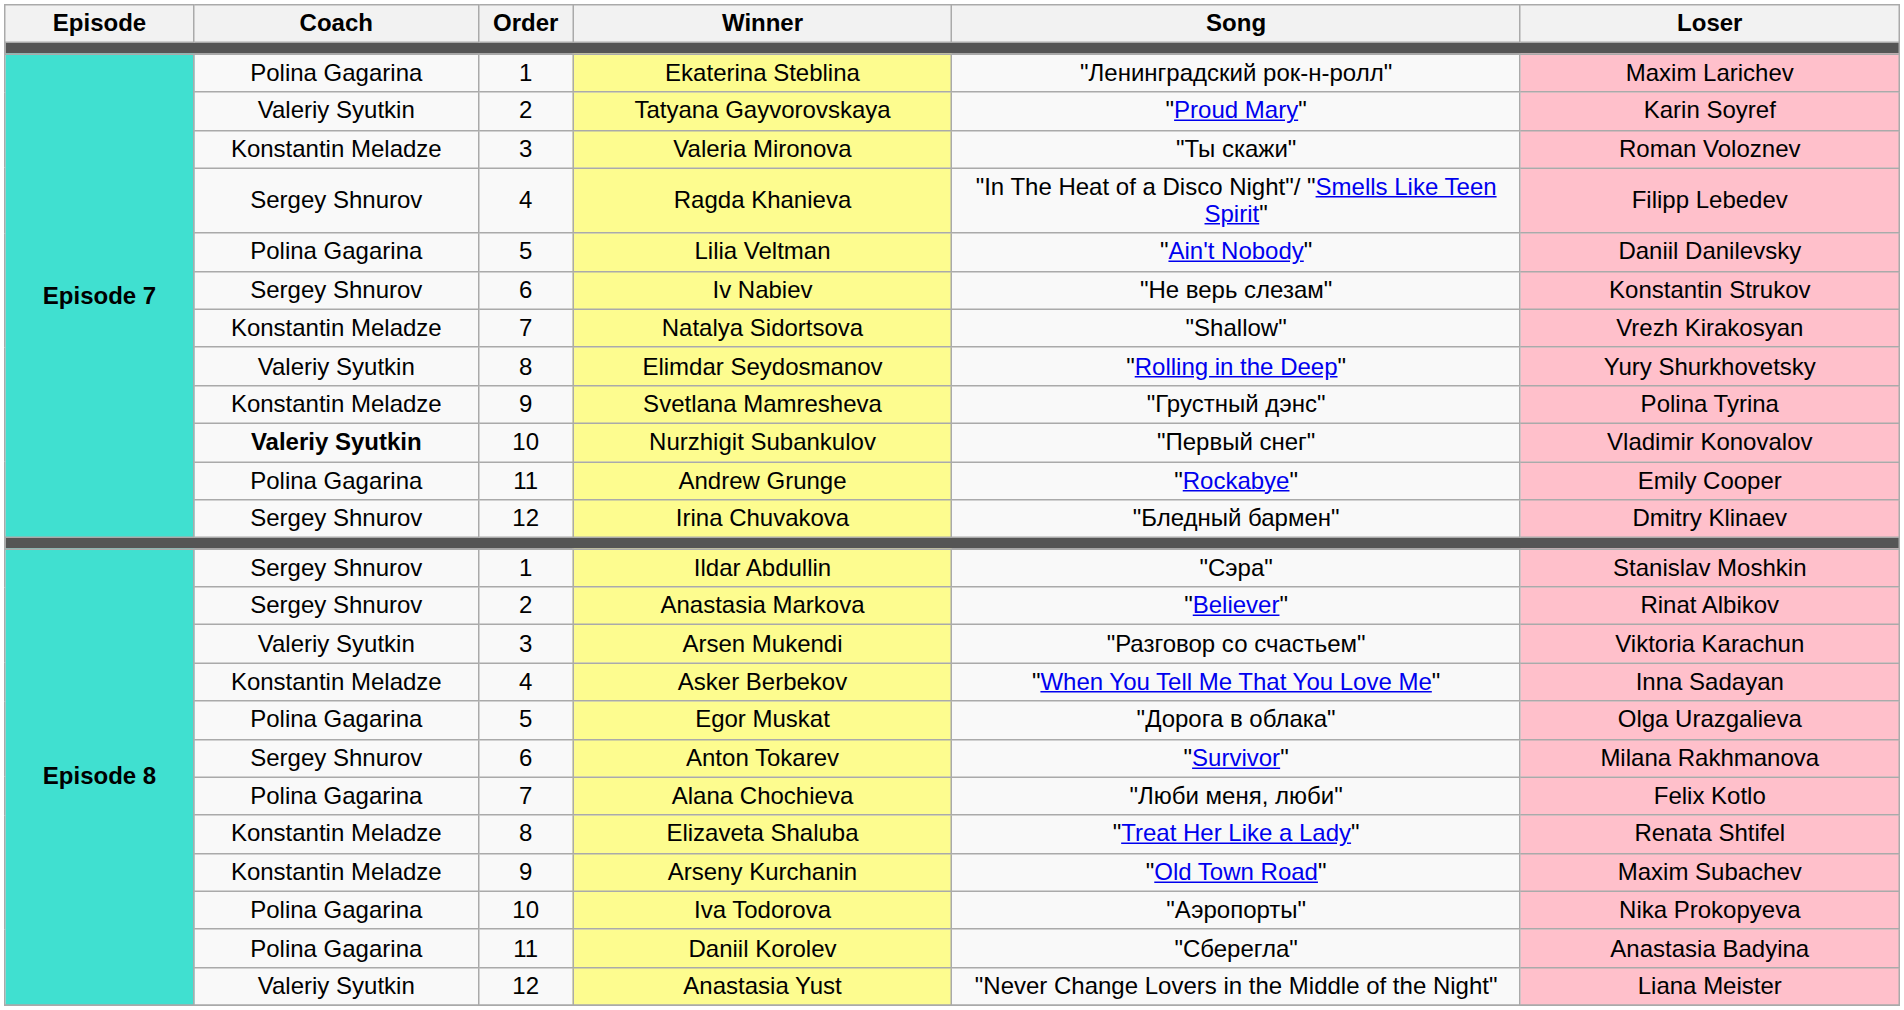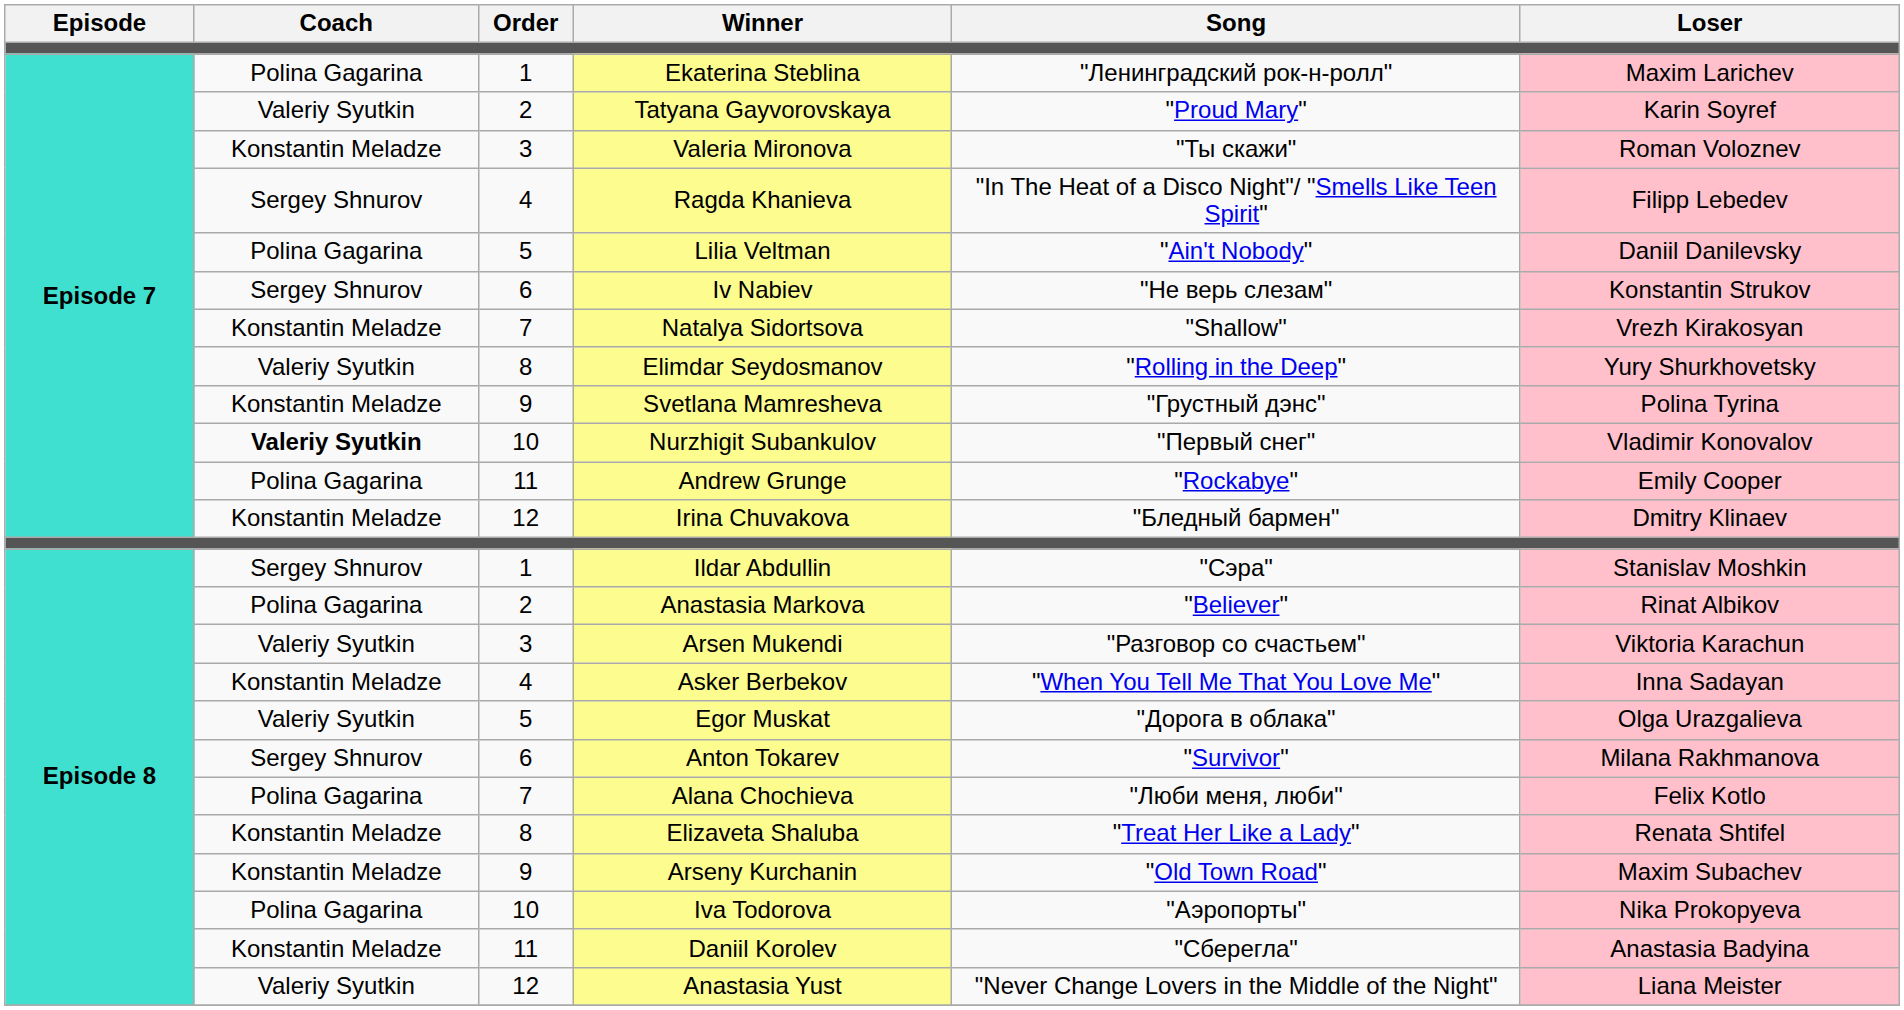(336, 518) Sergey Shnurov -> (336, 518) Konstantin Meladze
(336, 605) Sergey Shnurov -> (336, 605) Polina Gagarina
(336, 719) Polina Gagarina -> (336, 719) Valeriy Syutkin
(336, 948) Polina Gagarina -> (336, 948) Konstantin Meladze
